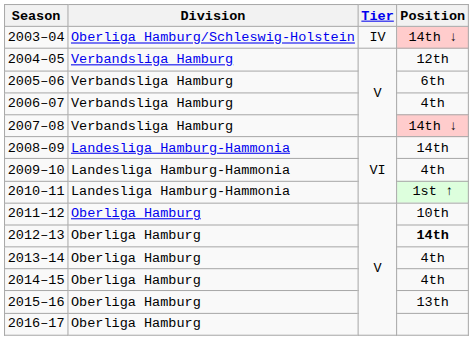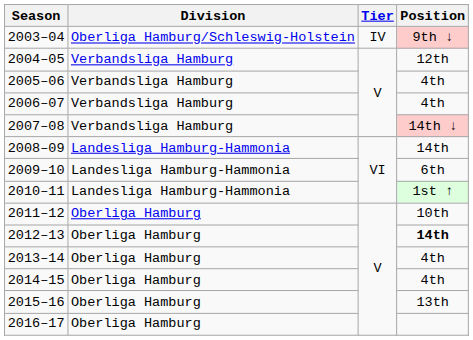(433, 38) 14th ↓ -> (433, 38) 9th ↓
(433, 82) 6th -> (433, 82) 4th
(433, 170) 4th -> (433, 170) 6th
